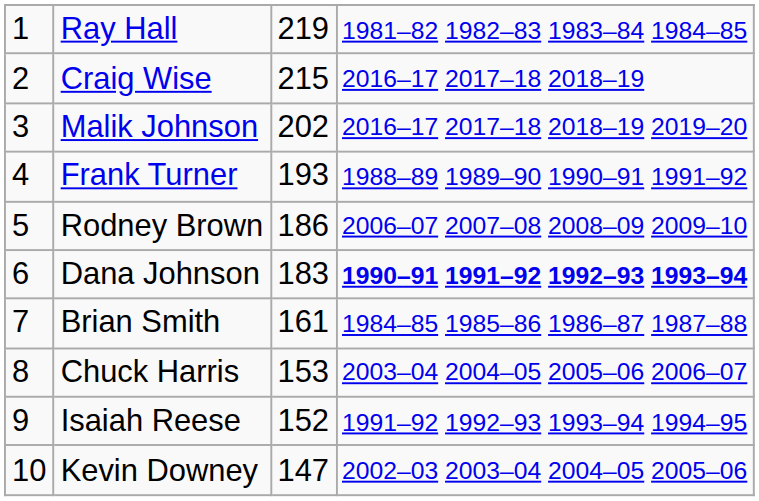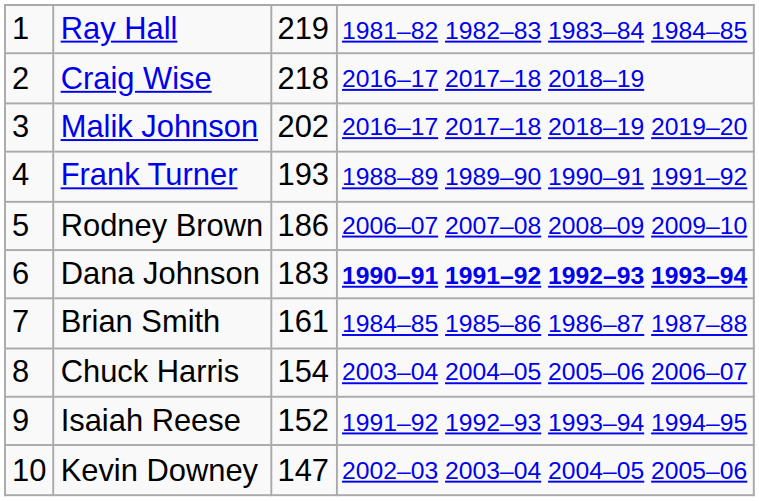(303, 77) 215 -> (303, 77) 218
(303, 371) 153 -> (303, 371) 154
